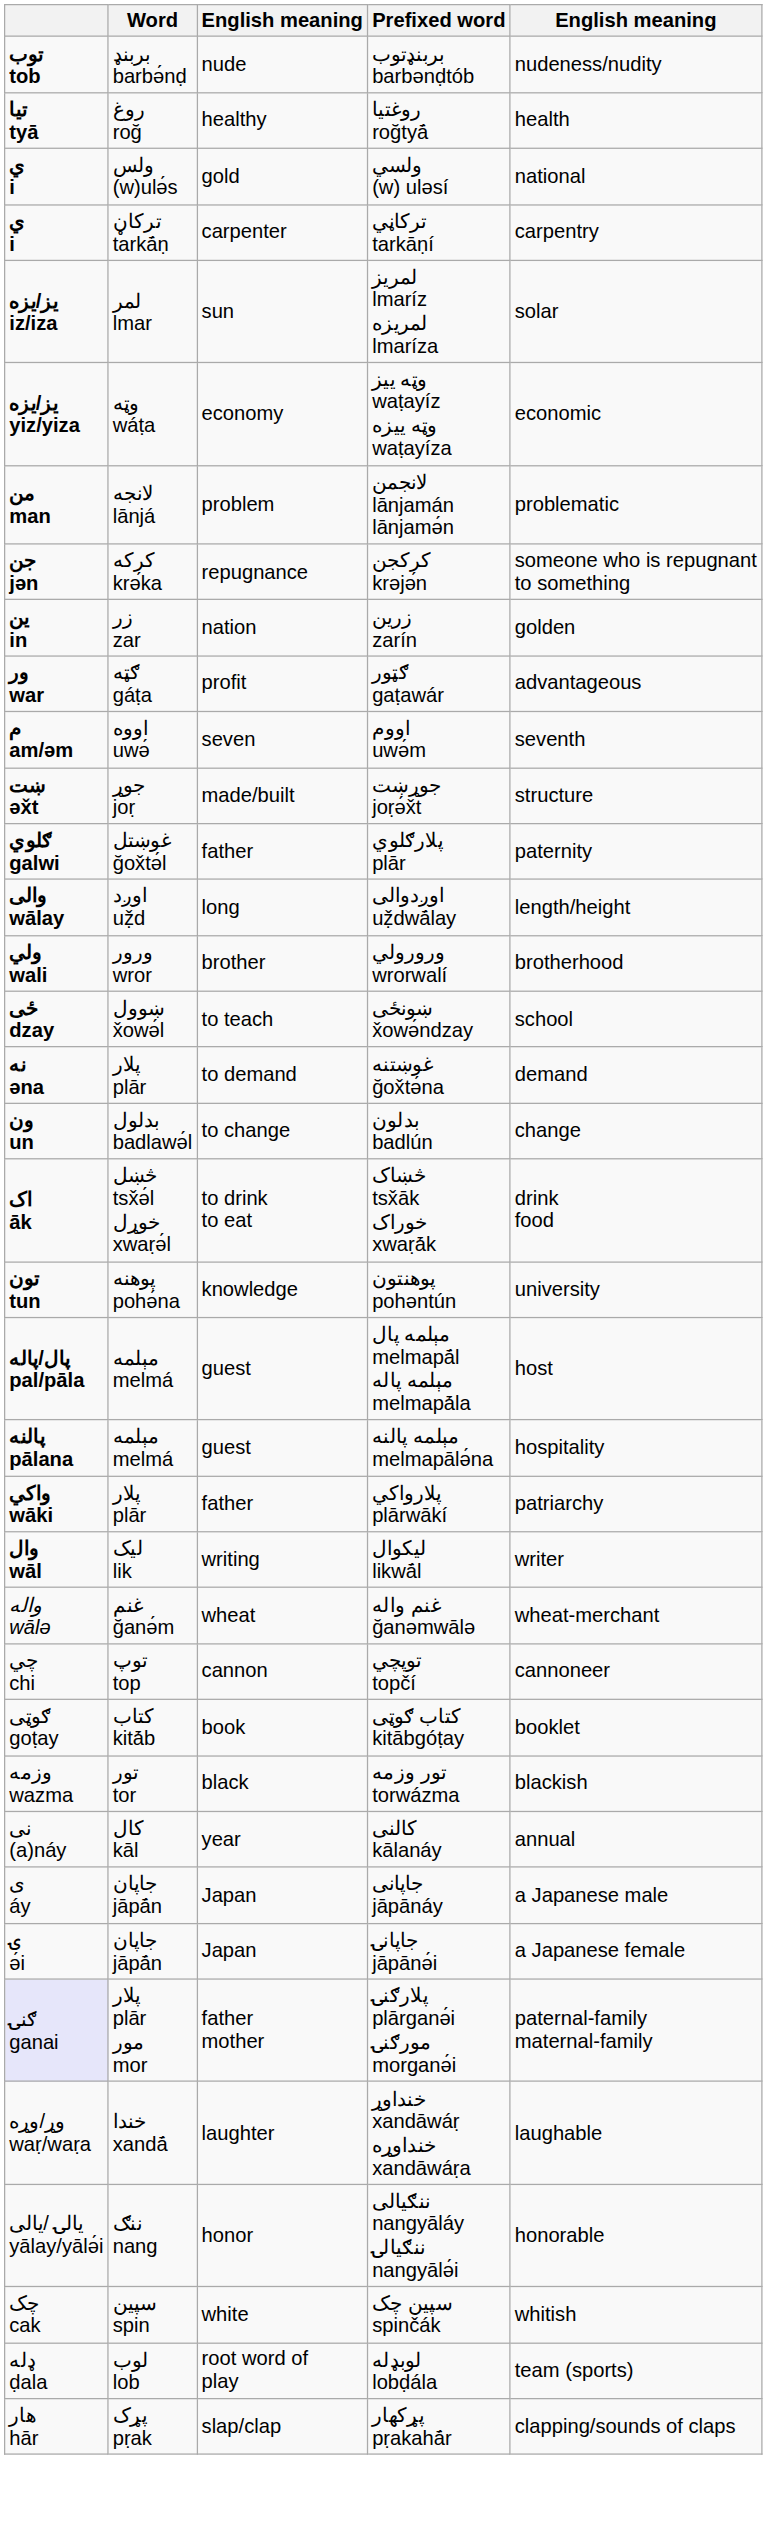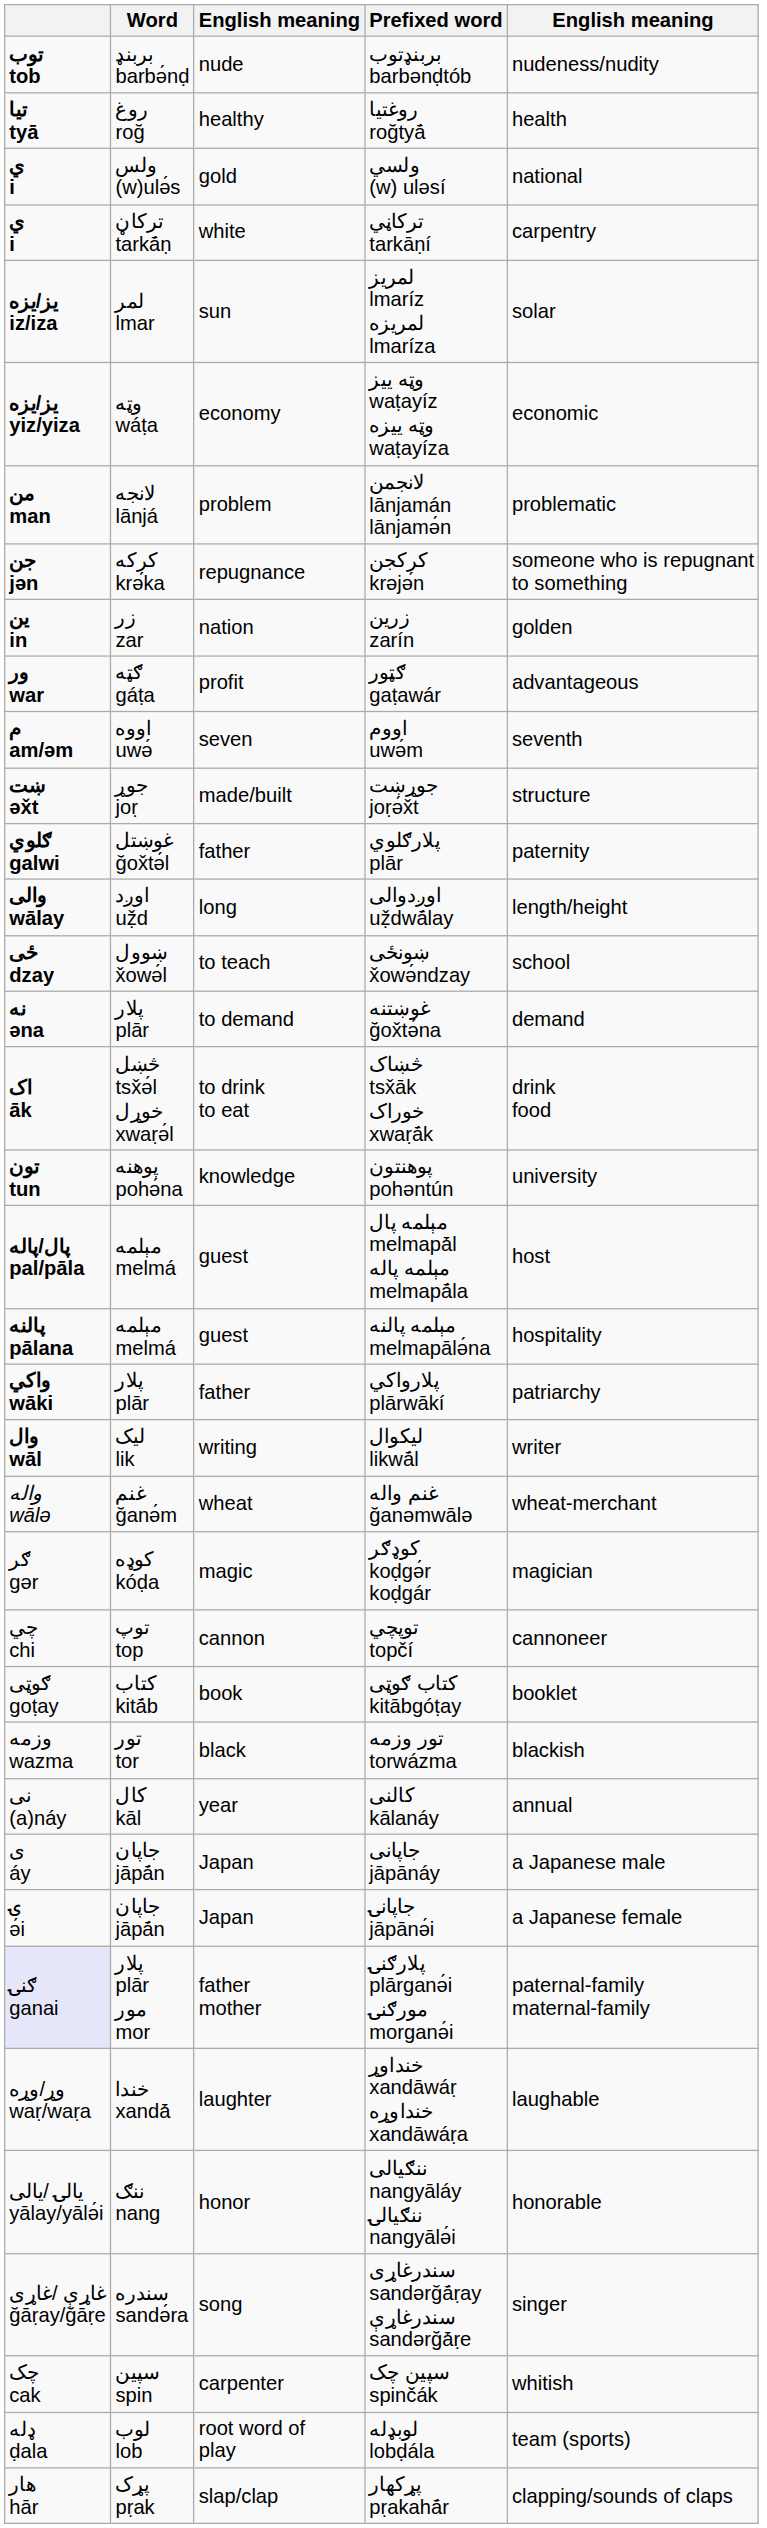(244, 232) carpenter -> (222, 232) white
- row: (410, 963)
- row: (402, 1131)
+ row: (400, 1571)
+ row: (425, 2305)
(225, 2314) white -> (241, 2383) carpenter
